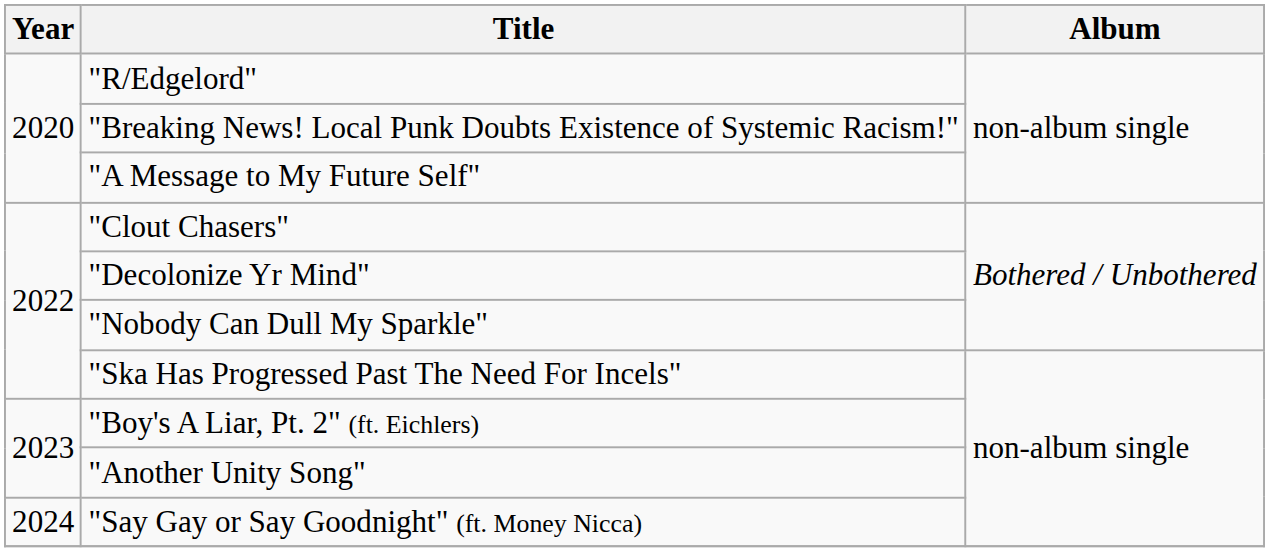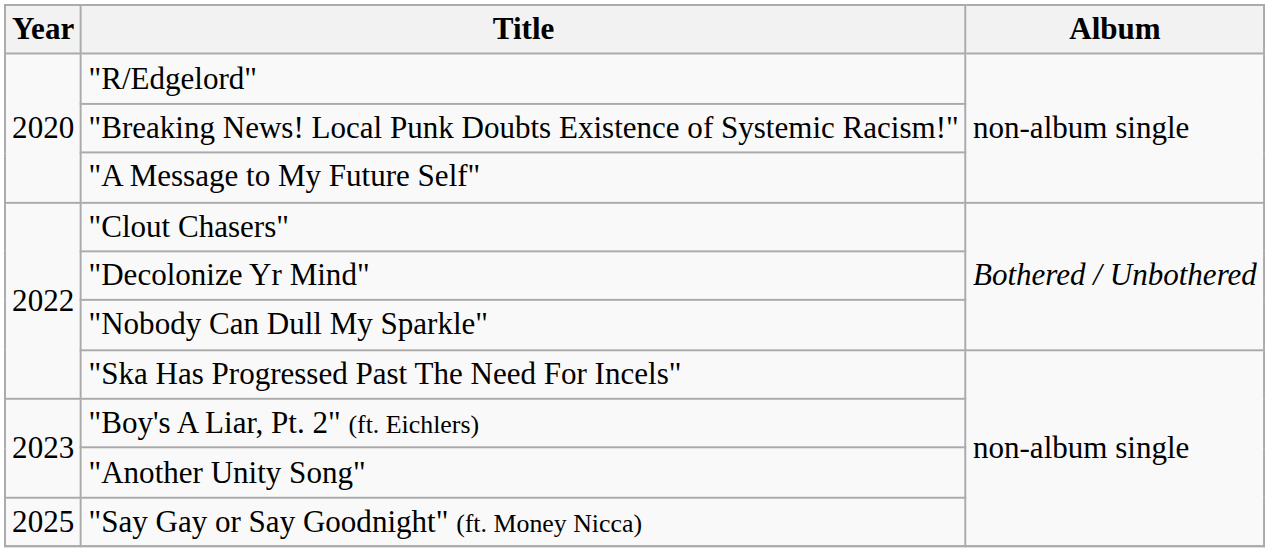(43, 521) 2024 -> (43, 521) 2025
